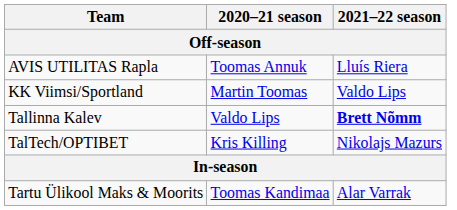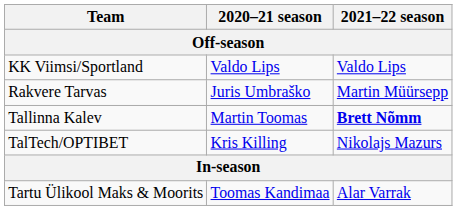- row: (83, 67)
(259, 92) Martin Toomas -> (245, 67) Valdo Lips
+ row: (57, 92)
(245, 117) Valdo Lips -> (259, 117) Martin Toomas
